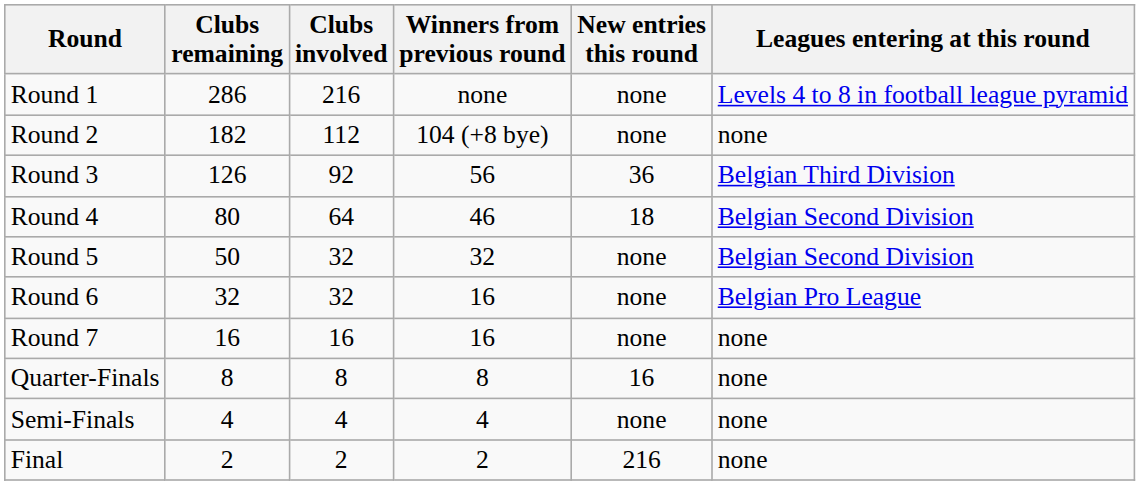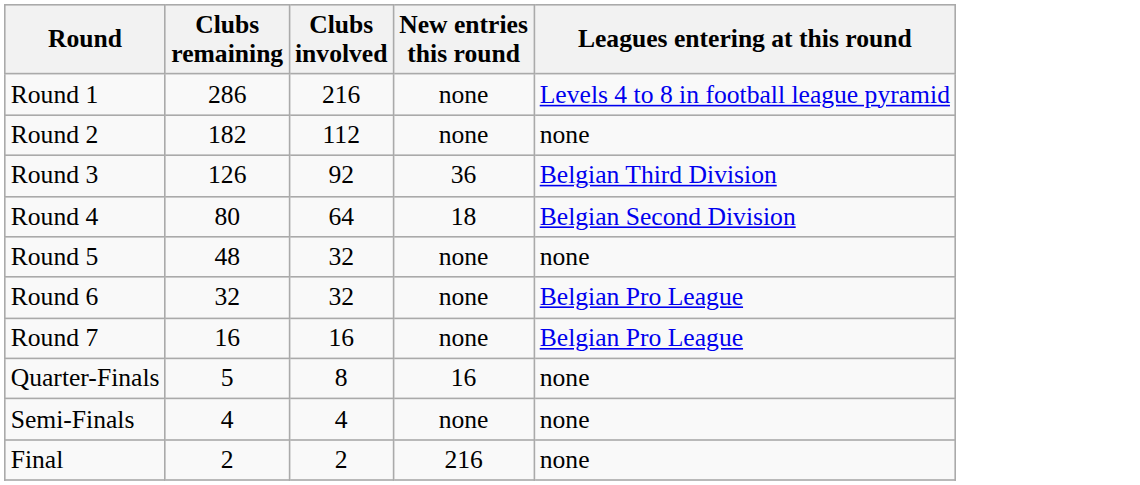- column: (482, 39)
(227, 256) 50 -> (227, 256) 48
(846, 256) Belgian Second Division -> (565, 256) none
(743, 337) none -> (641, 337) Belgian Pro League
(227, 378) 8 -> (227, 378) 5
